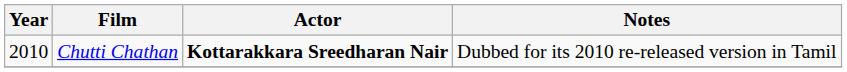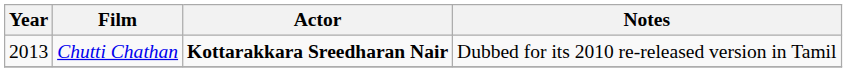(29, 50) 2010 -> (29, 50) 2013
